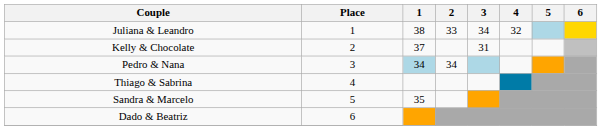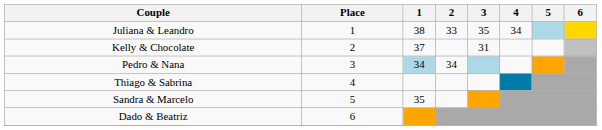(484, 30) 34 -> (484, 30) 35
(516, 30) 32 -> (516, 30) 34
